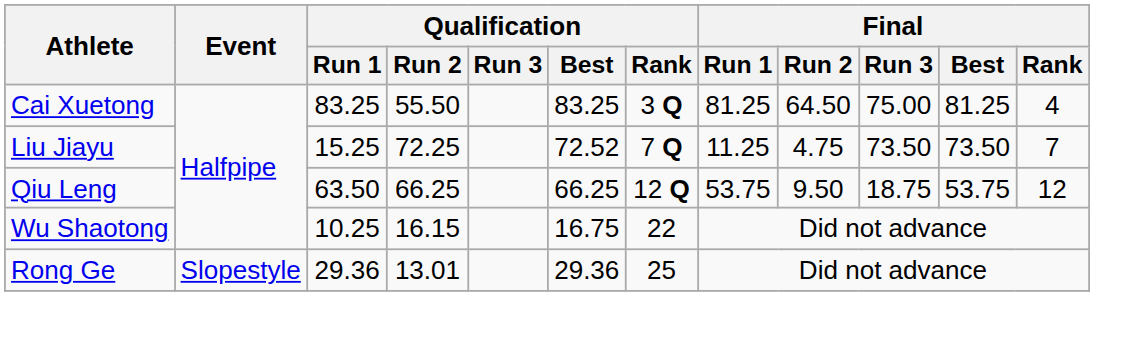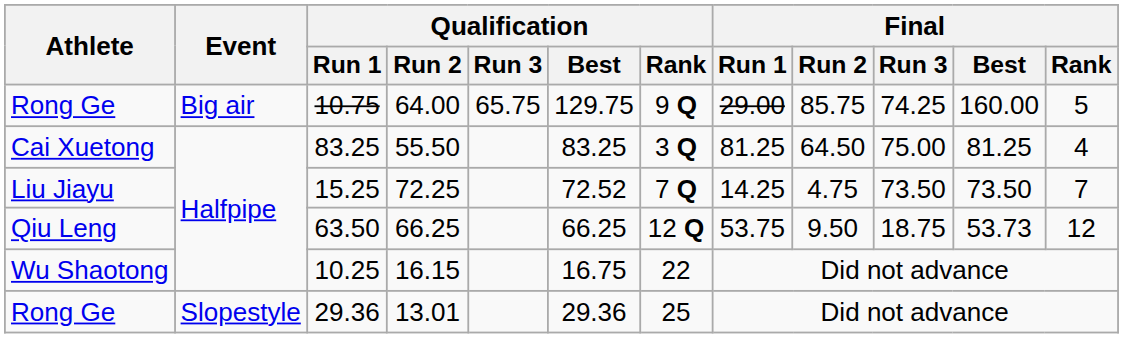+ row: (347, 106)
(738, 147) 11.25 -> (752, 188) 14.25
(977, 188) 53.75 -> (999, 229) 53.73
